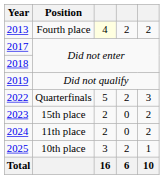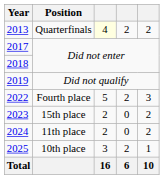(63, 30) Fourth place -> (63, 30) Quarterfinals
(63, 98) Quarterfinals -> (63, 98) Fourth place
